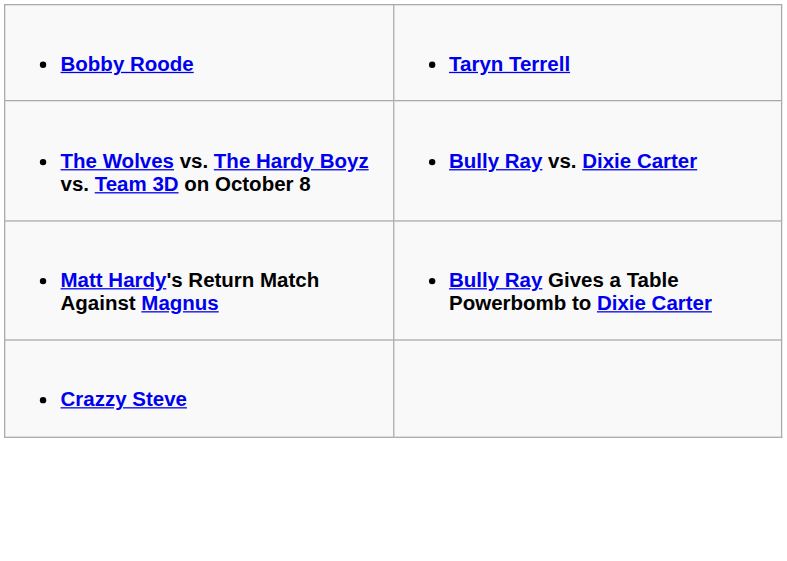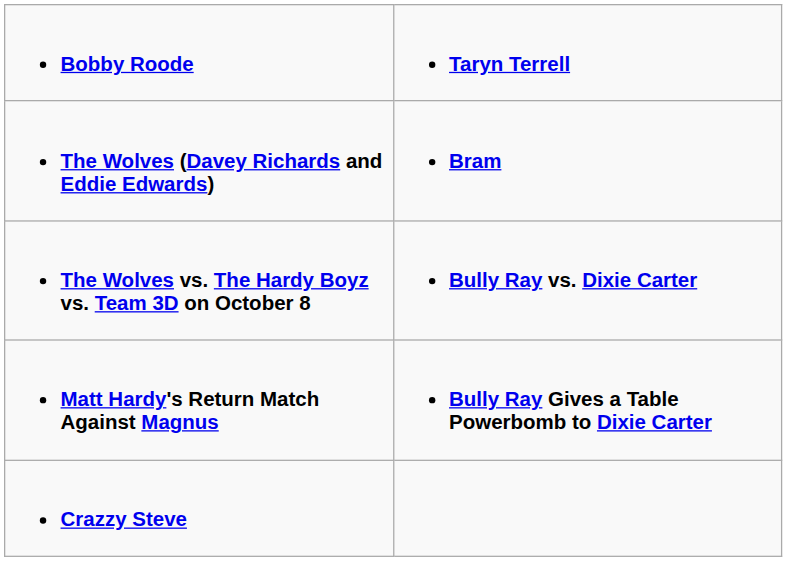+ row: (199, 172)
